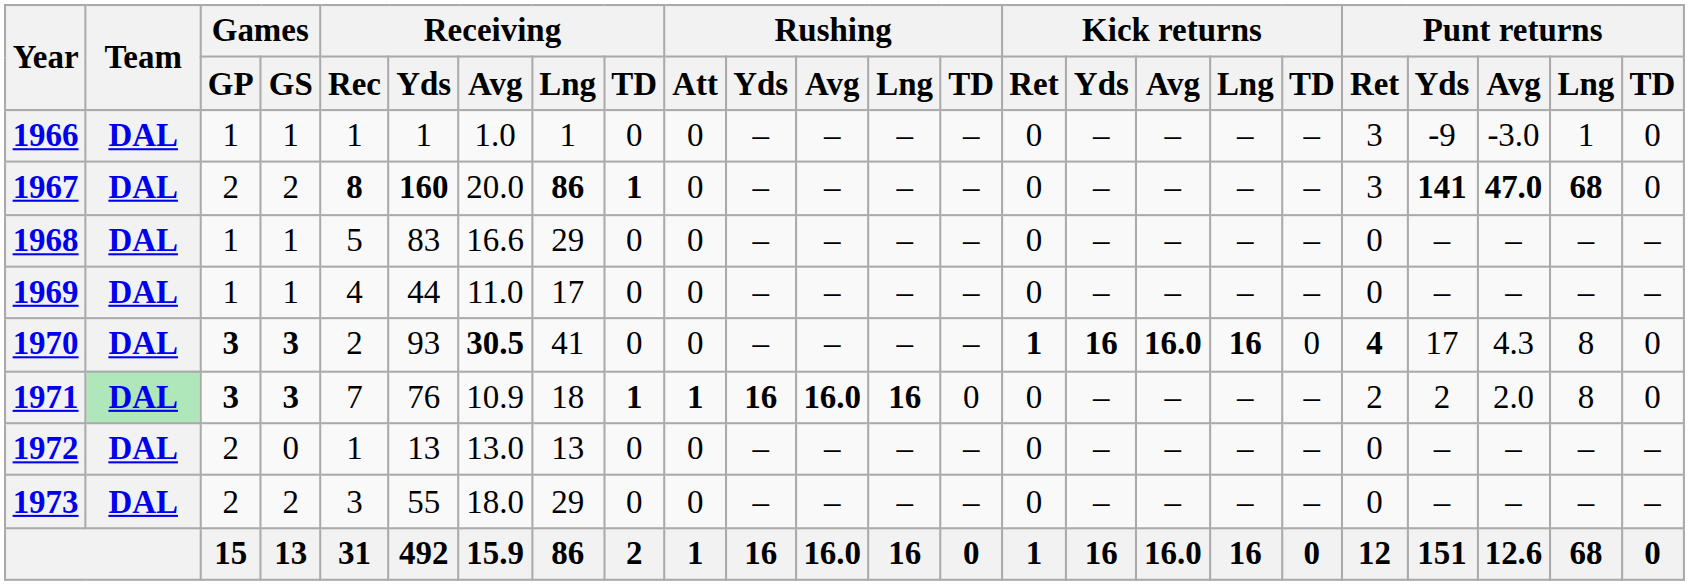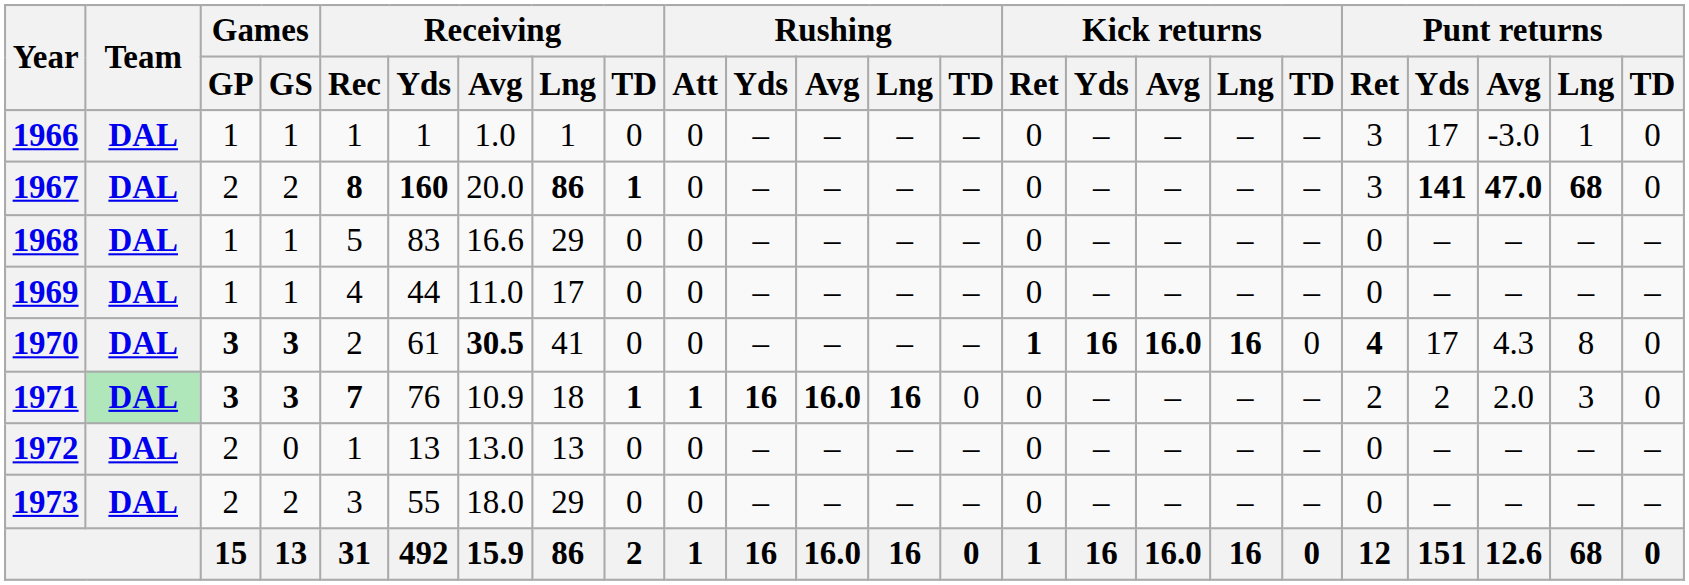(1442, 135) -9 -> (1442, 135) 17
(424, 344) 93 -> (424, 344) 61
(354, 396) normal -> (354, 396) bold
(1586, 396) 8 -> (1586, 396) 3
